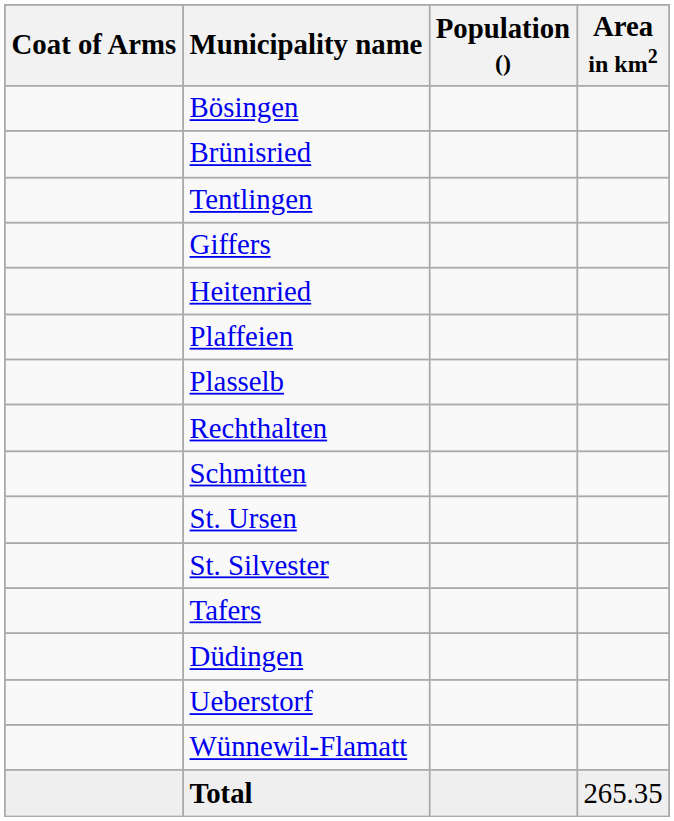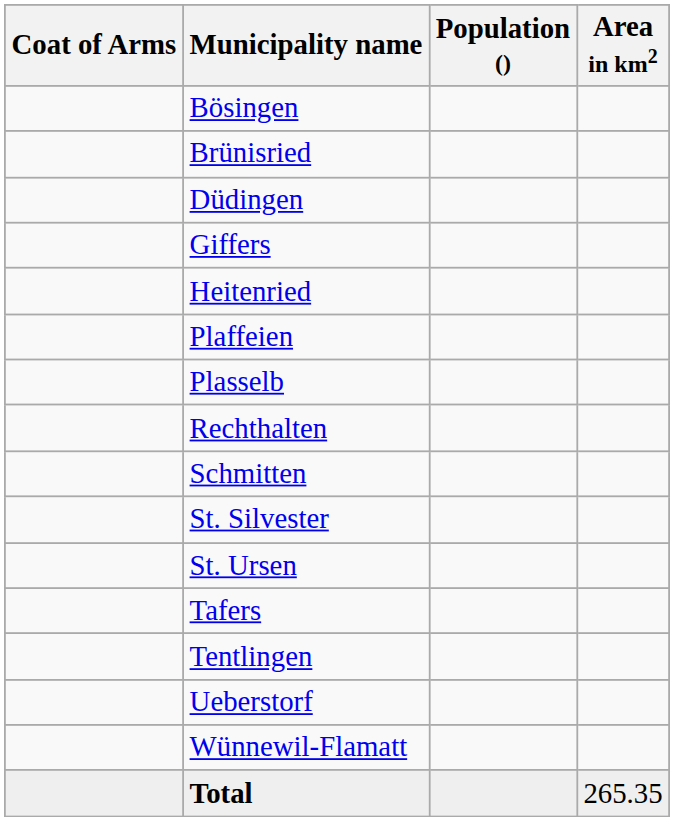rows swapped: (246, 656) <-> (251, 199)
rows swapped: (259, 564) <-> (243, 519)
